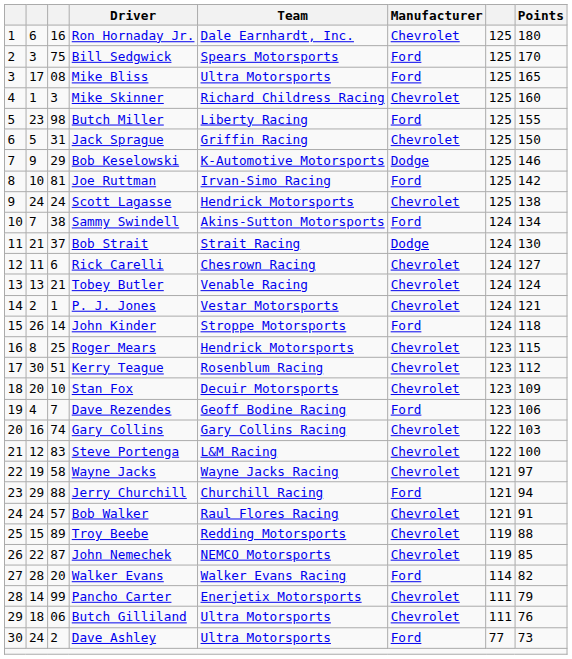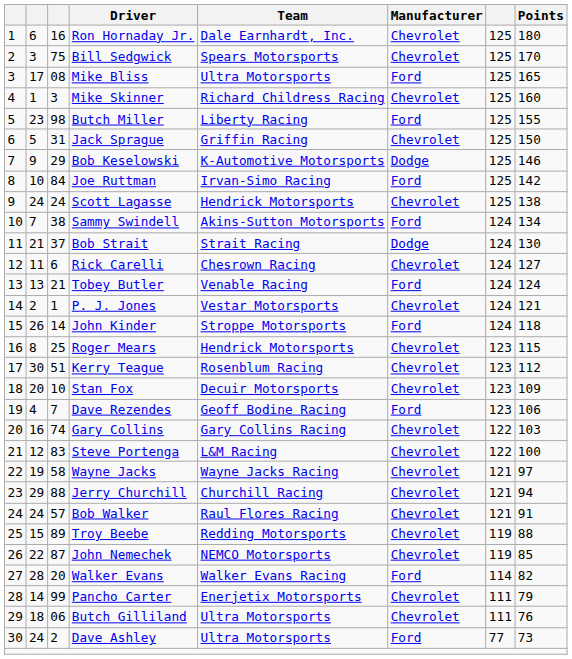(406, 56) Ford -> (425, 56) Chevrolet
(58, 181) 81 -> (58, 181) 84
(425, 285) Chevrolet -> (406, 285) Ford
(406, 492) Ford -> (425, 492) Chevrolet
